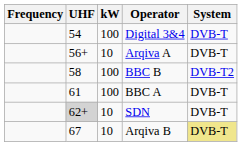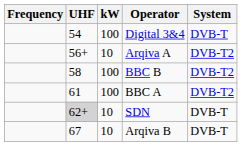(209, 53) DVB-T -> (212, 53) DVB-T2
(209, 92) DVB-T -> (212, 92) DVB-T2
(209, 131) khaki background -> (209, 131) no background
